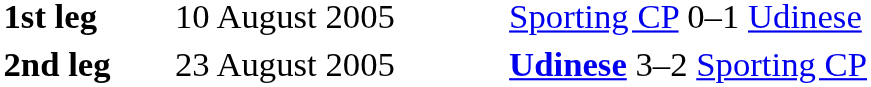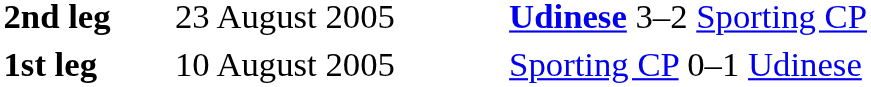rows swapped: (50, 16) <-> (57, 64)
